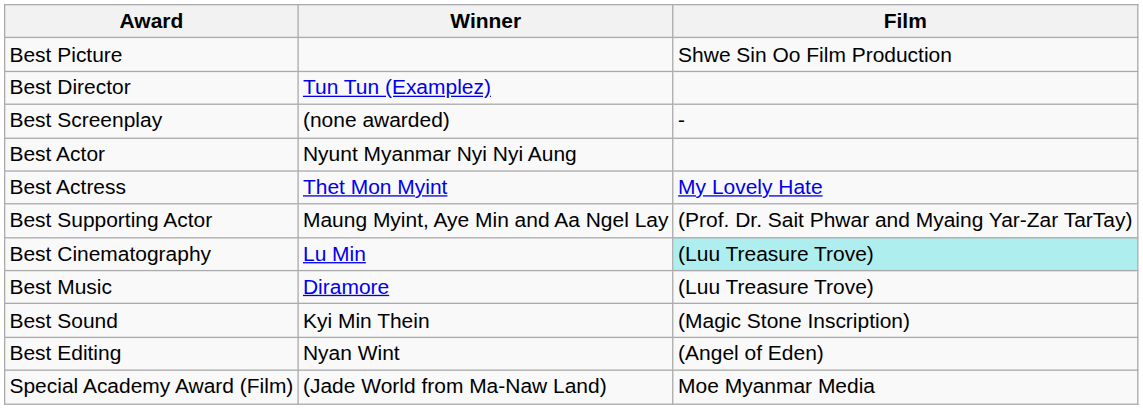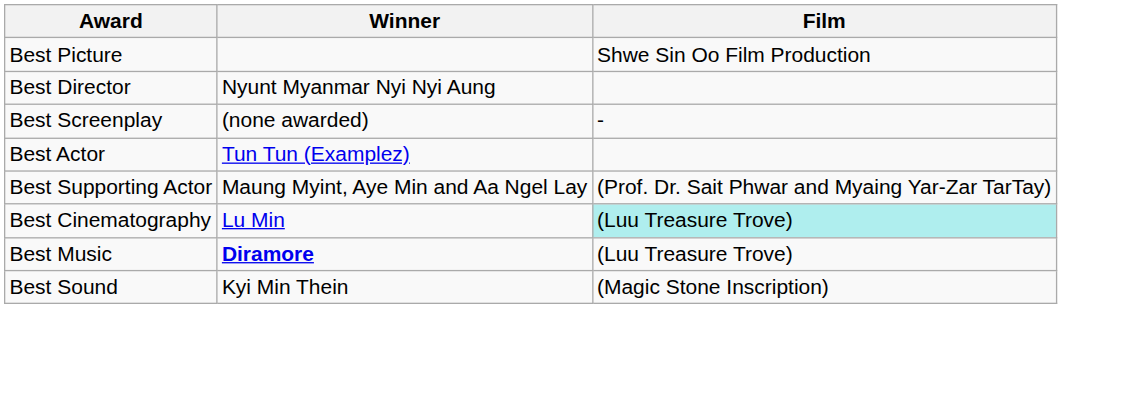(397, 87) Tun Tun (Examplez) -> (359, 87) Nyunt Myanmar Nyi Nyi Aung
(440, 154) Nyunt Myanmar Nyi Nyi Aung -> (316, 154) Tun Tun (Examplez)
- row: (68, 187)
(346, 287) normal -> (268, 253) bold
- row: (65, 353)
- row: (151, 386)
